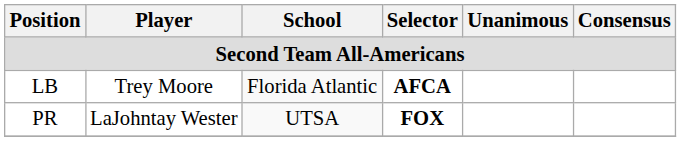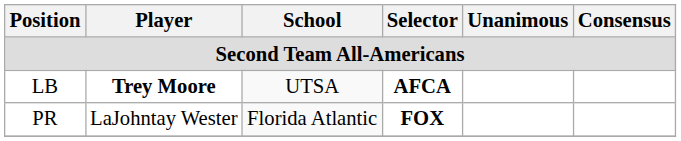(164, 86) normal -> (164, 86) bold
(312, 86) Florida Atlantic -> (312, 86) UTSA
(312, 119) UTSA -> (312, 119) Florida Atlantic
